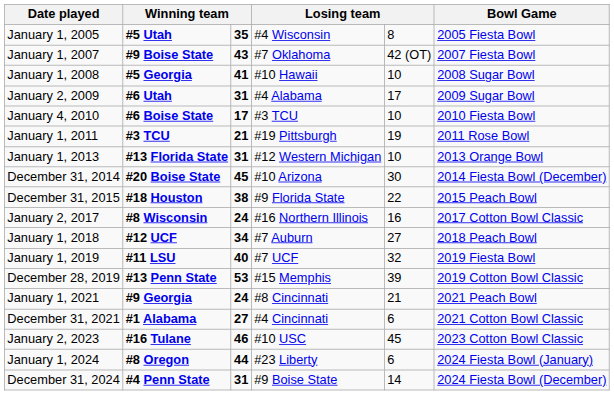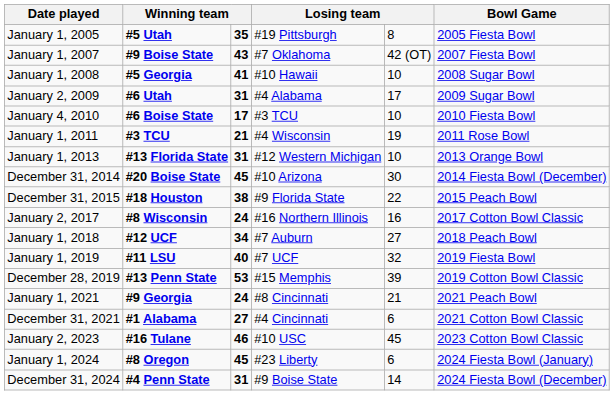(292, 34) #4 Wisconsin -> (295, 34) #19 Pittsburgh
(295, 136) #19 Pittsburgh -> (292, 136) #4 Wisconsin
(241, 359) 44 -> (241, 359) 45
